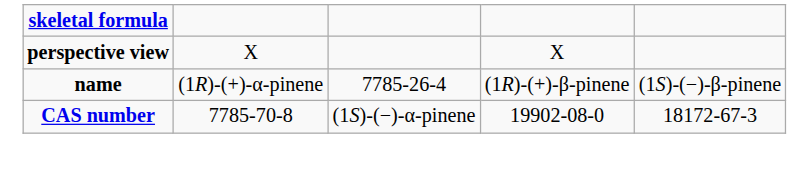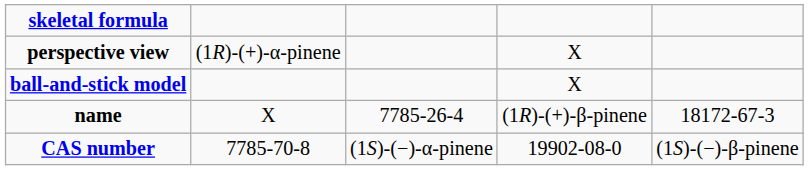(251, 52) X -> (268, 52) (1R)-(+)-α-pinene
+ row: (98, 84)
(251, 84) (1R)-(+)-α-pinene -> (268, 116) X
(710, 84) (1S)-(−)-β-pinene -> (727, 116) 18172-67-3
(710, 116) 18172-67-3 -> (727, 148) (1S)-(−)-β-pinene
